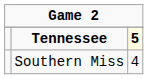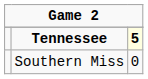(135, 62) 4 -> (135, 62) 0
